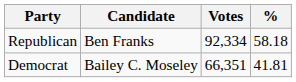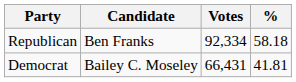(226, 64) 66,351 -> (226, 64) 66,431
